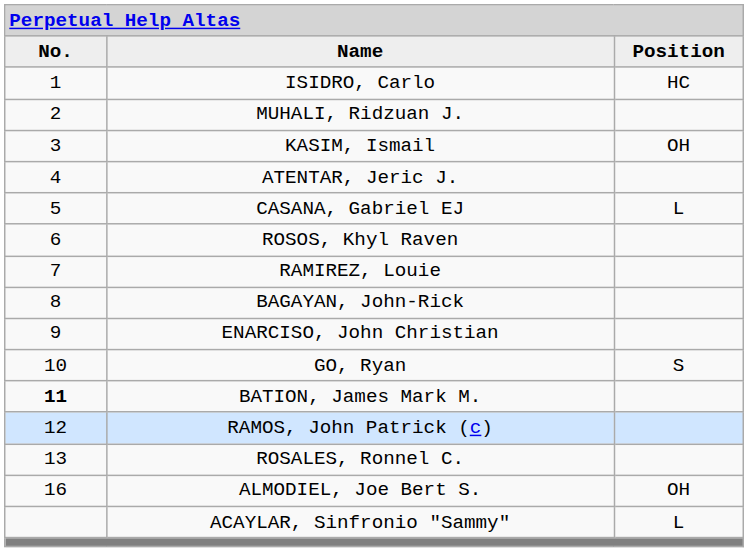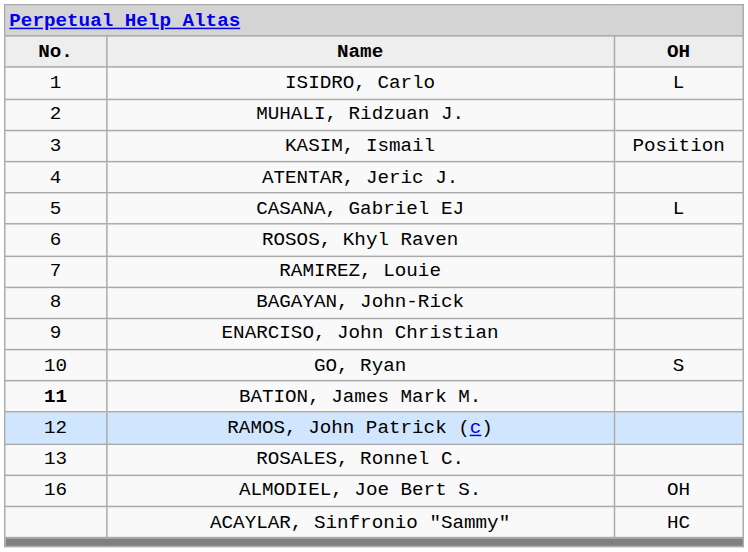(679, 52) Position -> (679, 52) OH
(679, 83) HC -> (679, 83) L
(679, 146) OH -> (679, 146) Position
(679, 522) L -> (679, 522) HC
